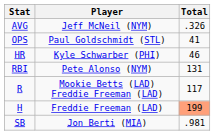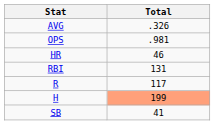- column: (107, 12)
(194, 40) 41 -> (158, 40) .981
(194, 123) .981 -> (158, 112) 41
